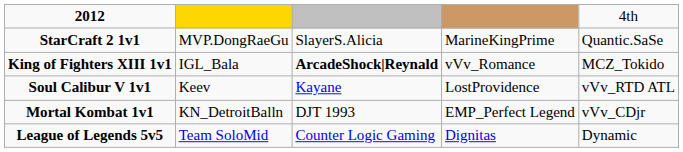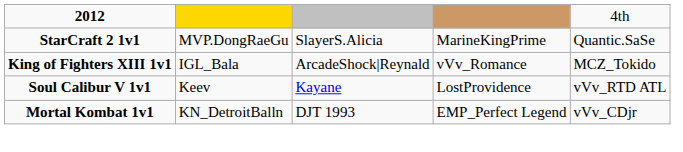(367, 64) bold -> (363, 64) normal
- row: (90, 135)
